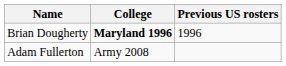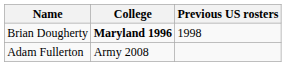(190, 33) 1996 -> (190, 33) 1998
